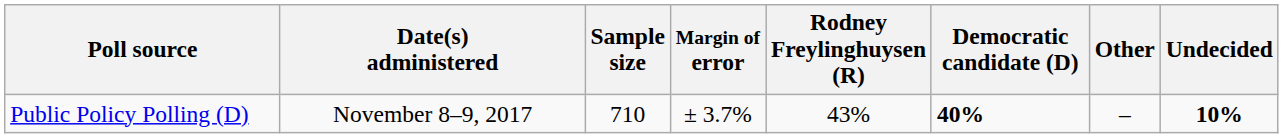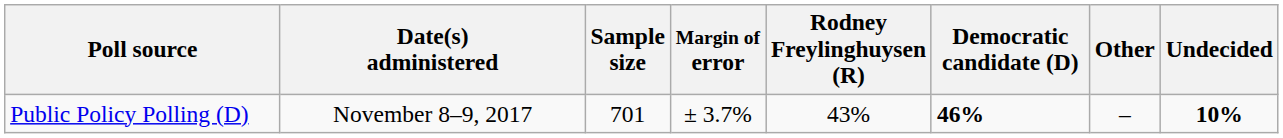(628, 113) 710 -> (628, 113) 701
(960, 113) 40% -> (960, 113) 46%
